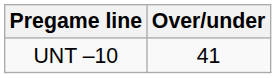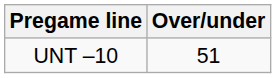(209, 55) 41 -> (209, 55) 51
